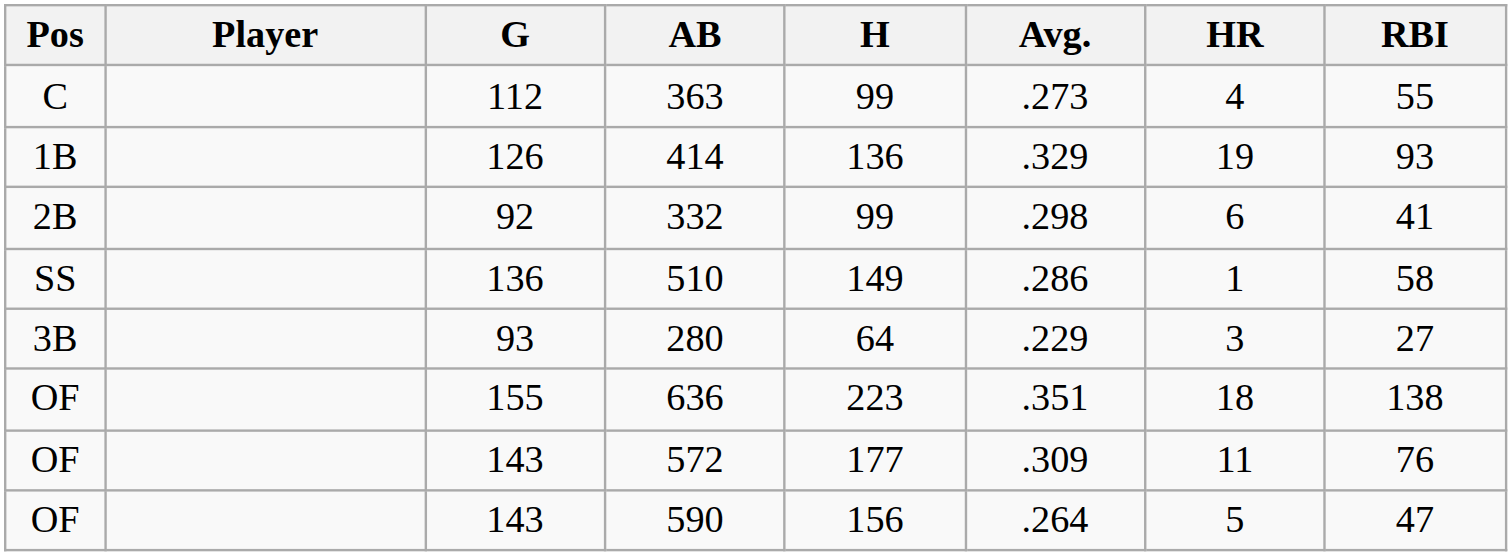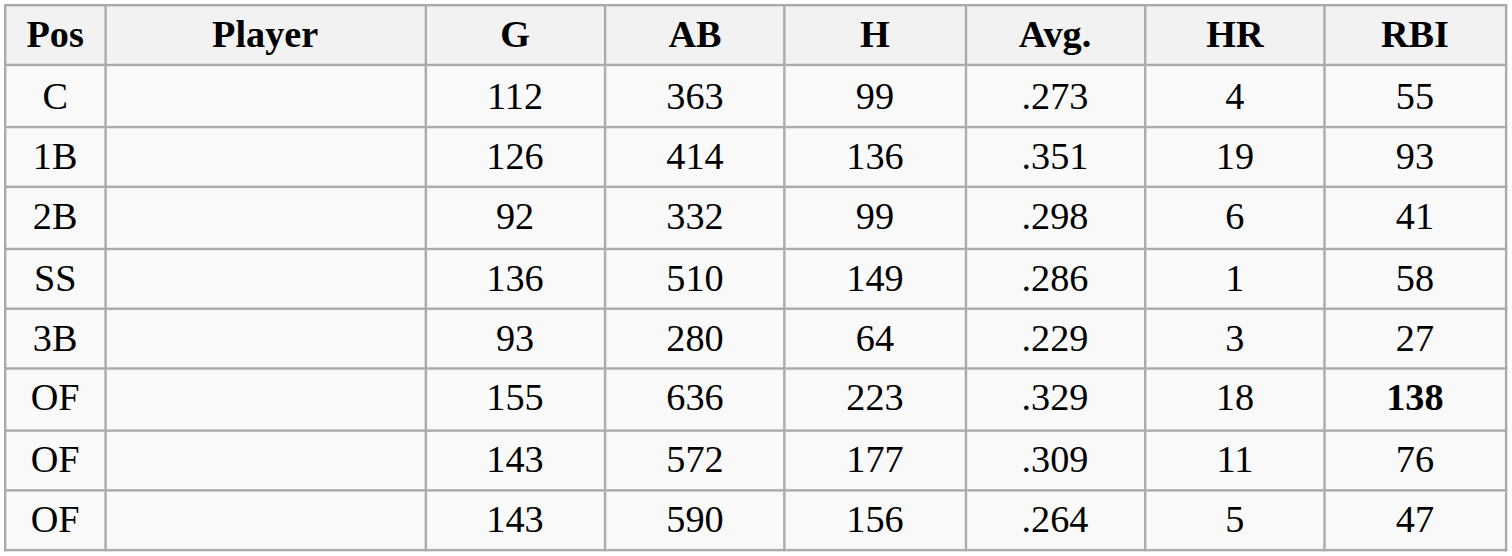(1055, 156) .329 -> (1055, 156) .351
(1055, 398) .351 -> (1055, 398) .329
(1415, 398) normal -> (1415, 398) bold
